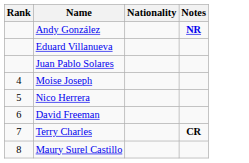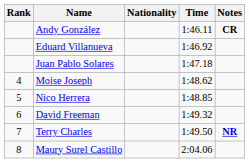+ column: (197, 13)
(194, 30) NR -> (230, 30) CR
(194, 132) CR -> (230, 132) NR
